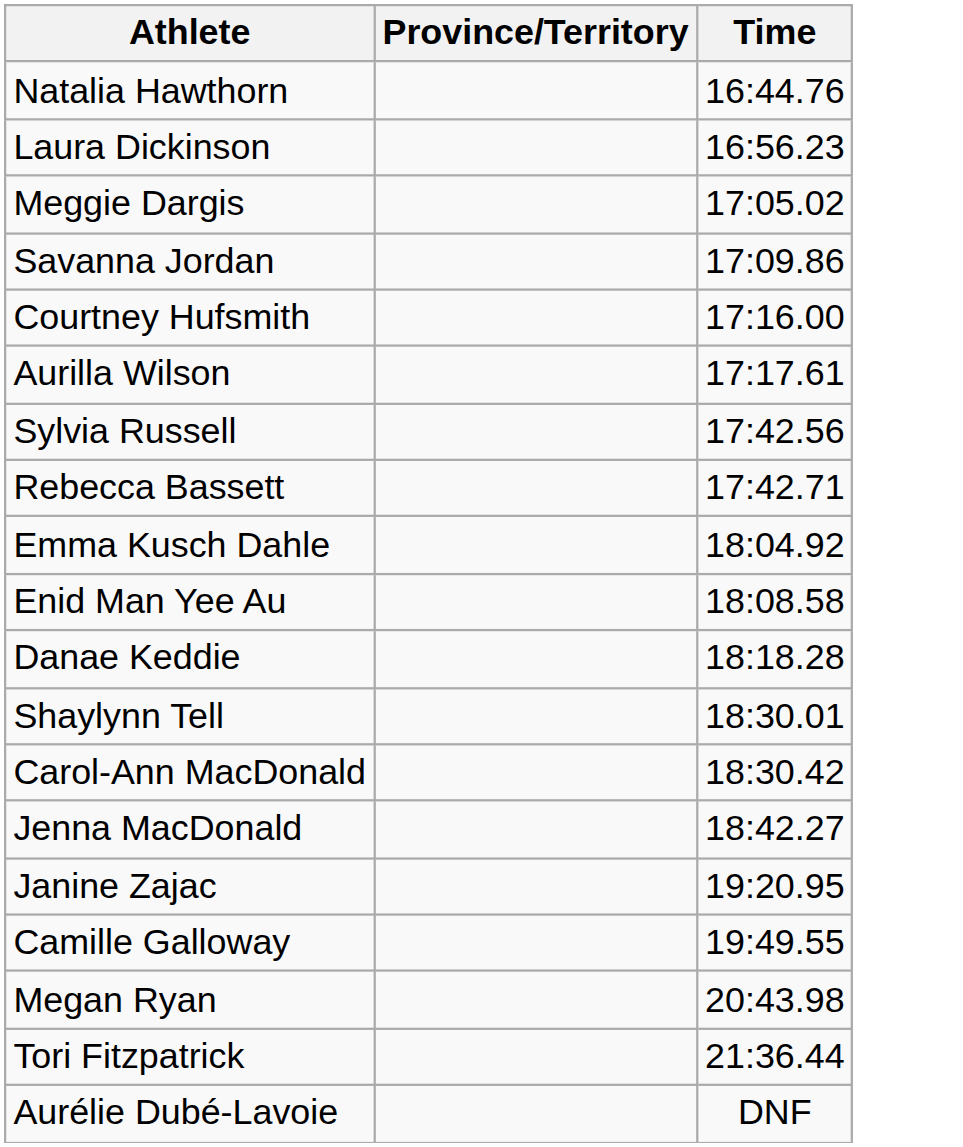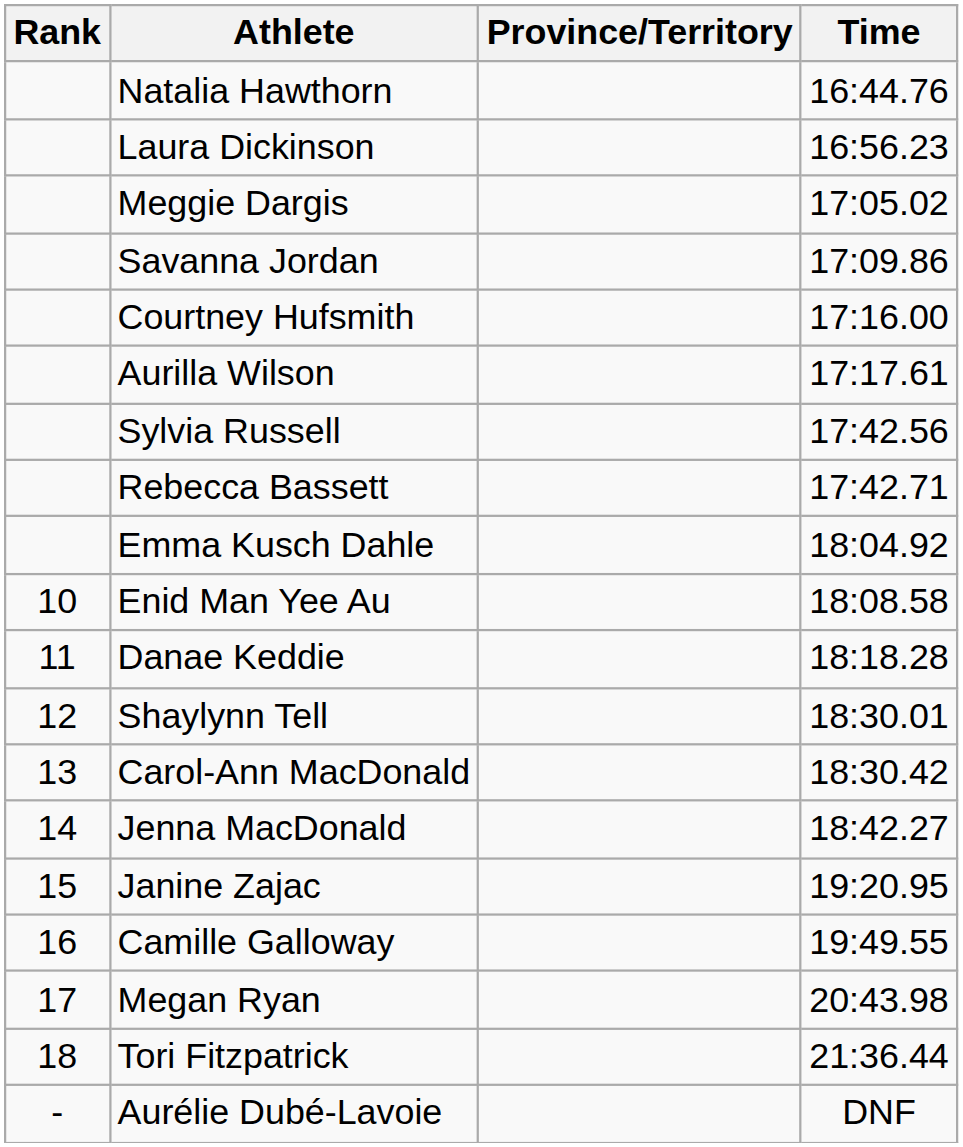+ column: (57, 32)
